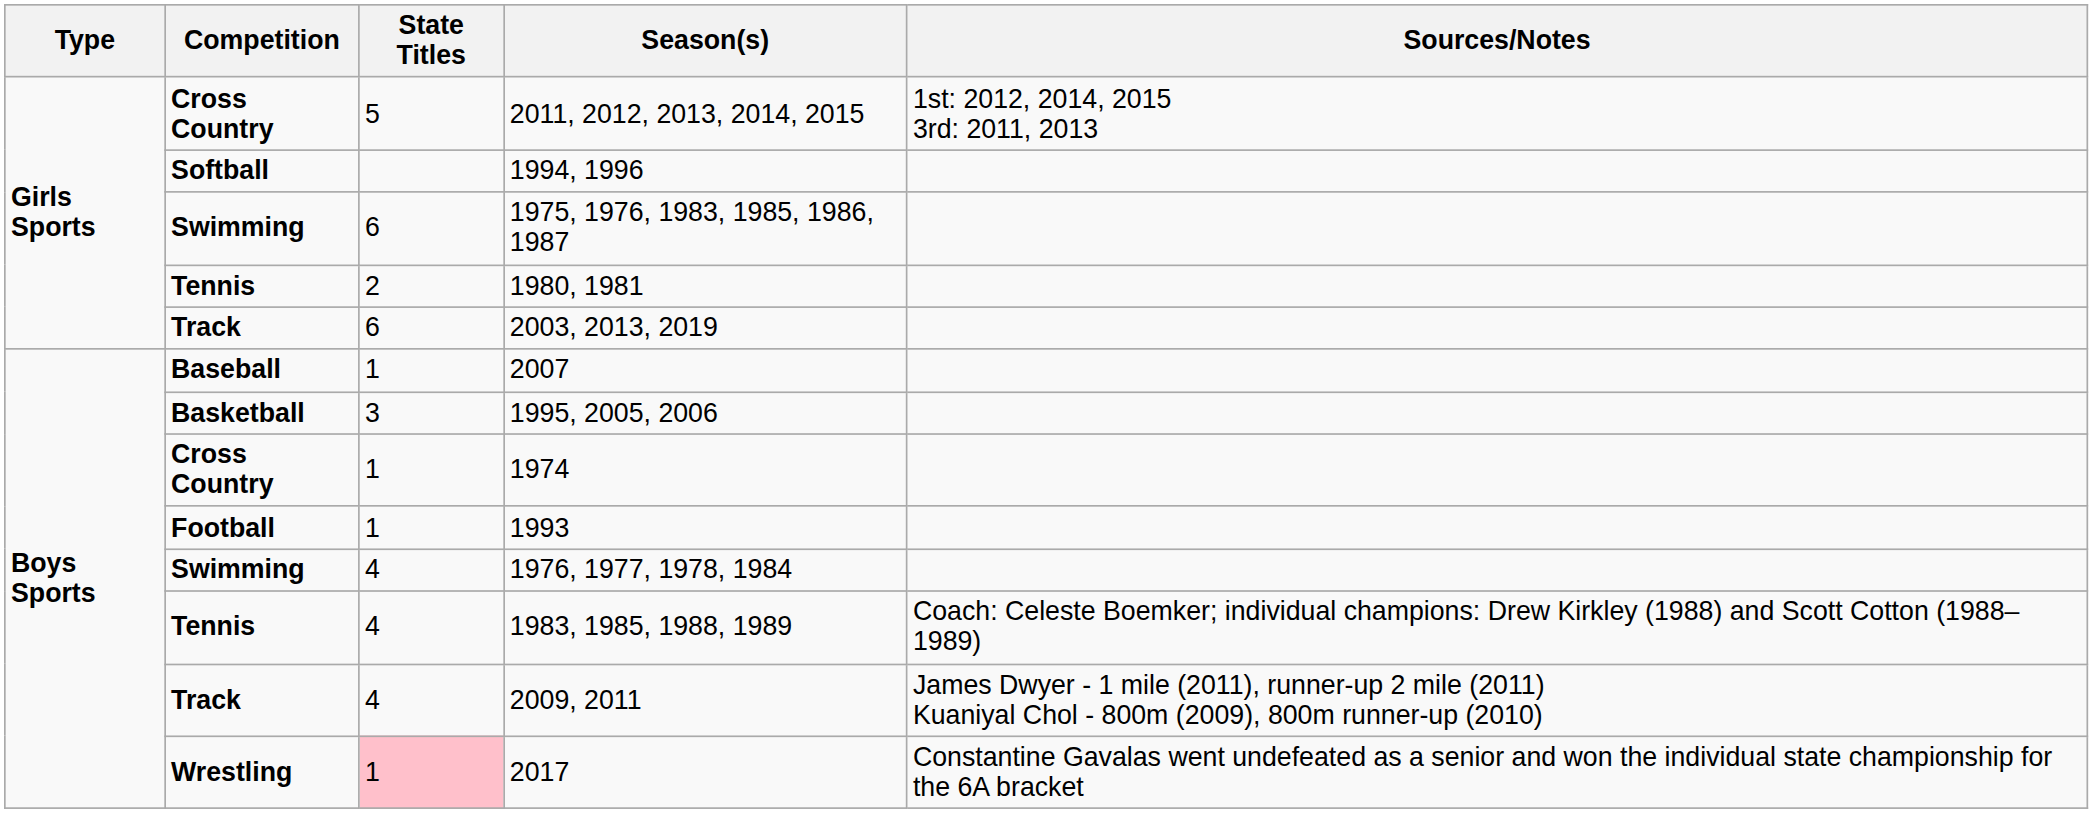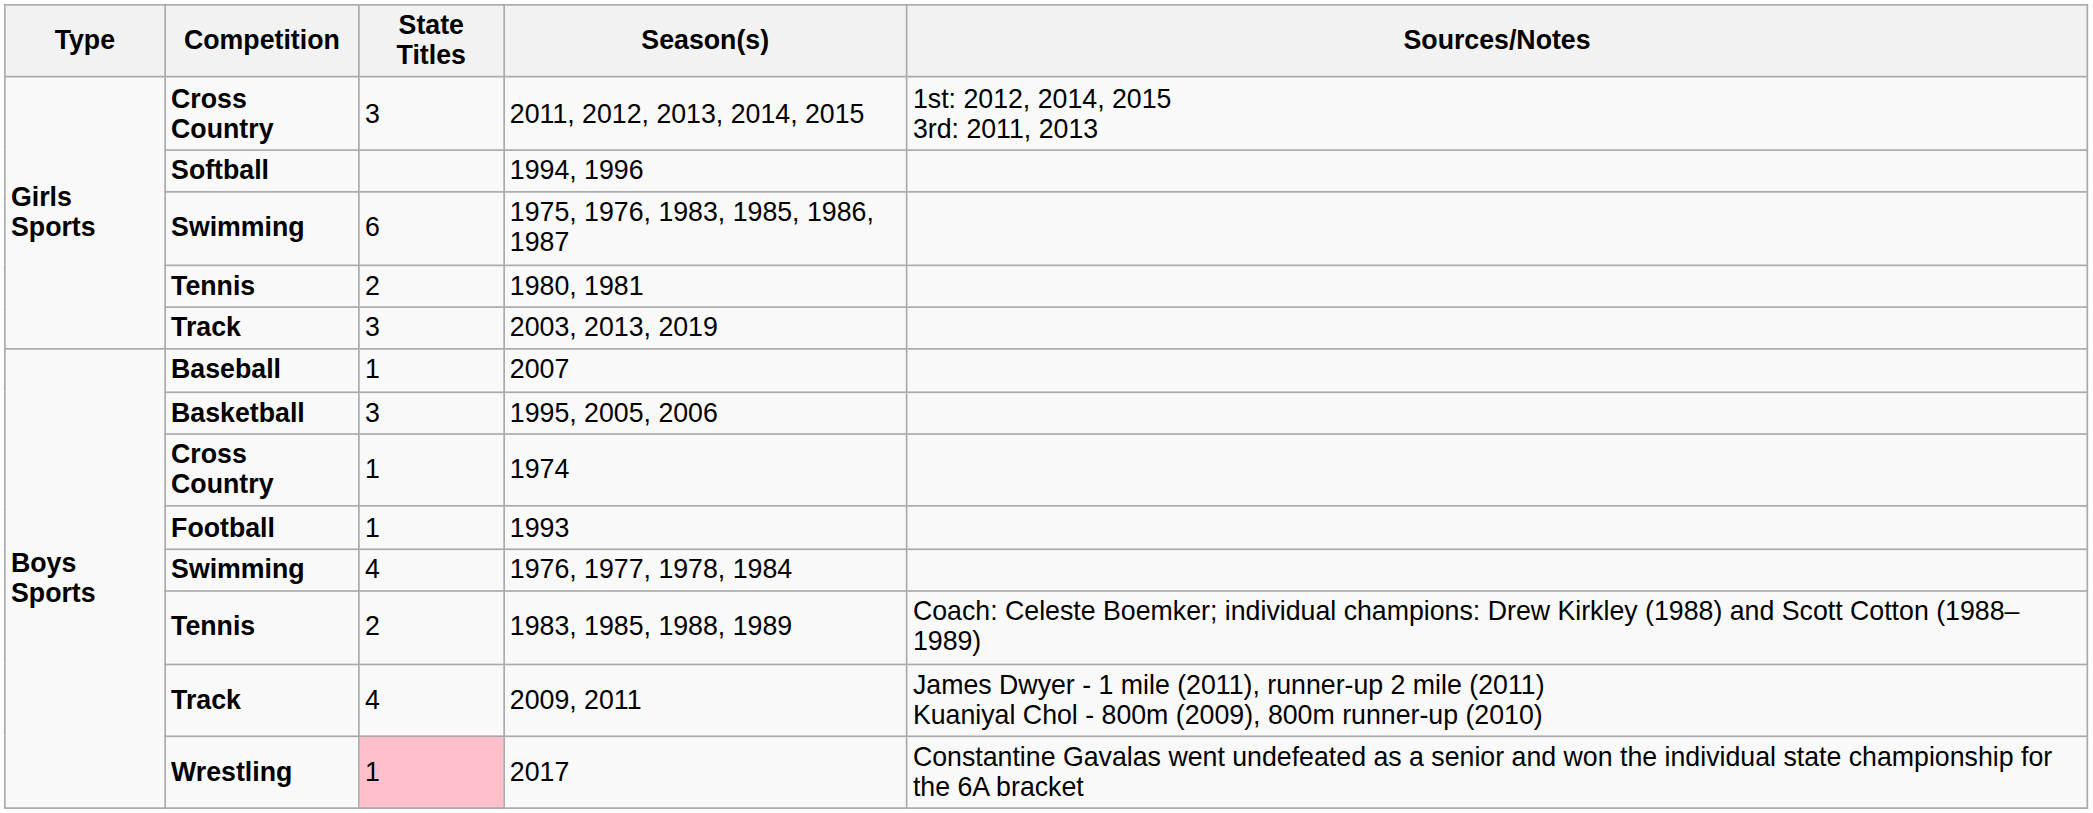(372, 113) 5 -> (372, 113) 3
(372, 327) 6 -> (372, 327) 3
(372, 627) 4 -> (372, 627) 2
